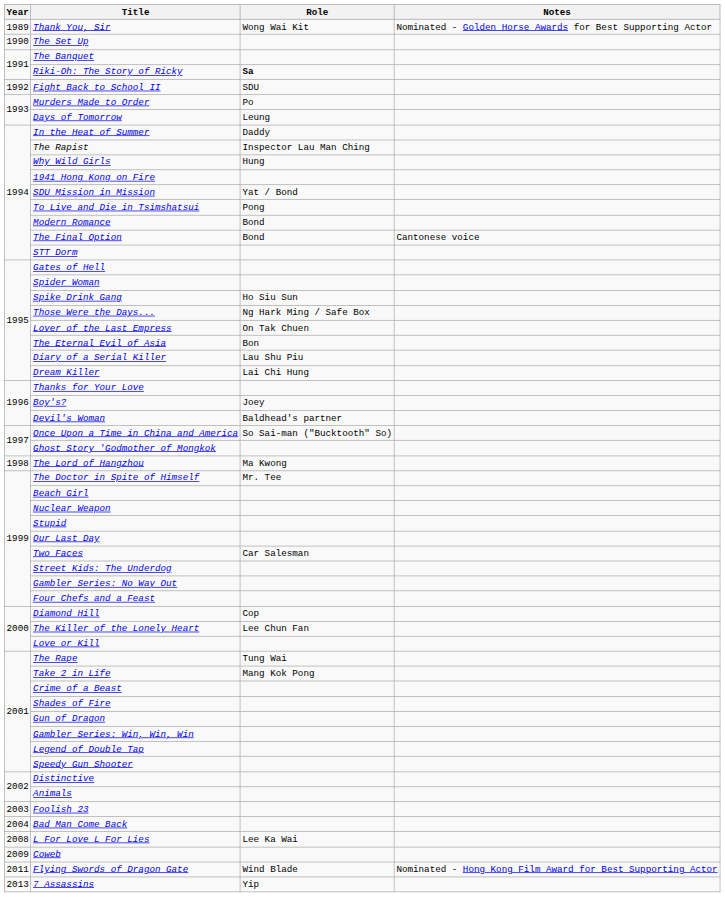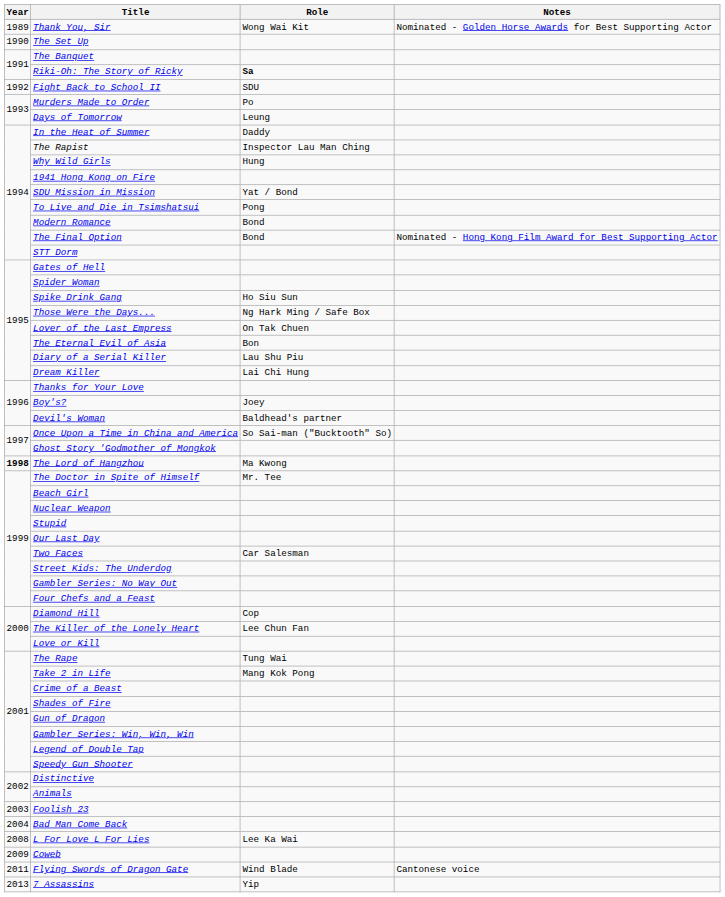(438, 238) Cantonese voice -> (557, 238) Nominated - Hong Kong Film Award for Best Supporting Actor
(18, 463) normal -> (18, 463) bold
(557, 869) Nominated - Hong Kong Film Award for Best Supporting Actor -> (438, 869) Cantonese voice
